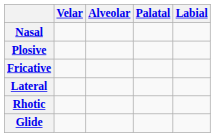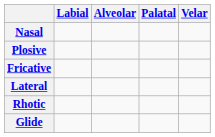columns swapped: (192, 13) <-> (70, 13)
